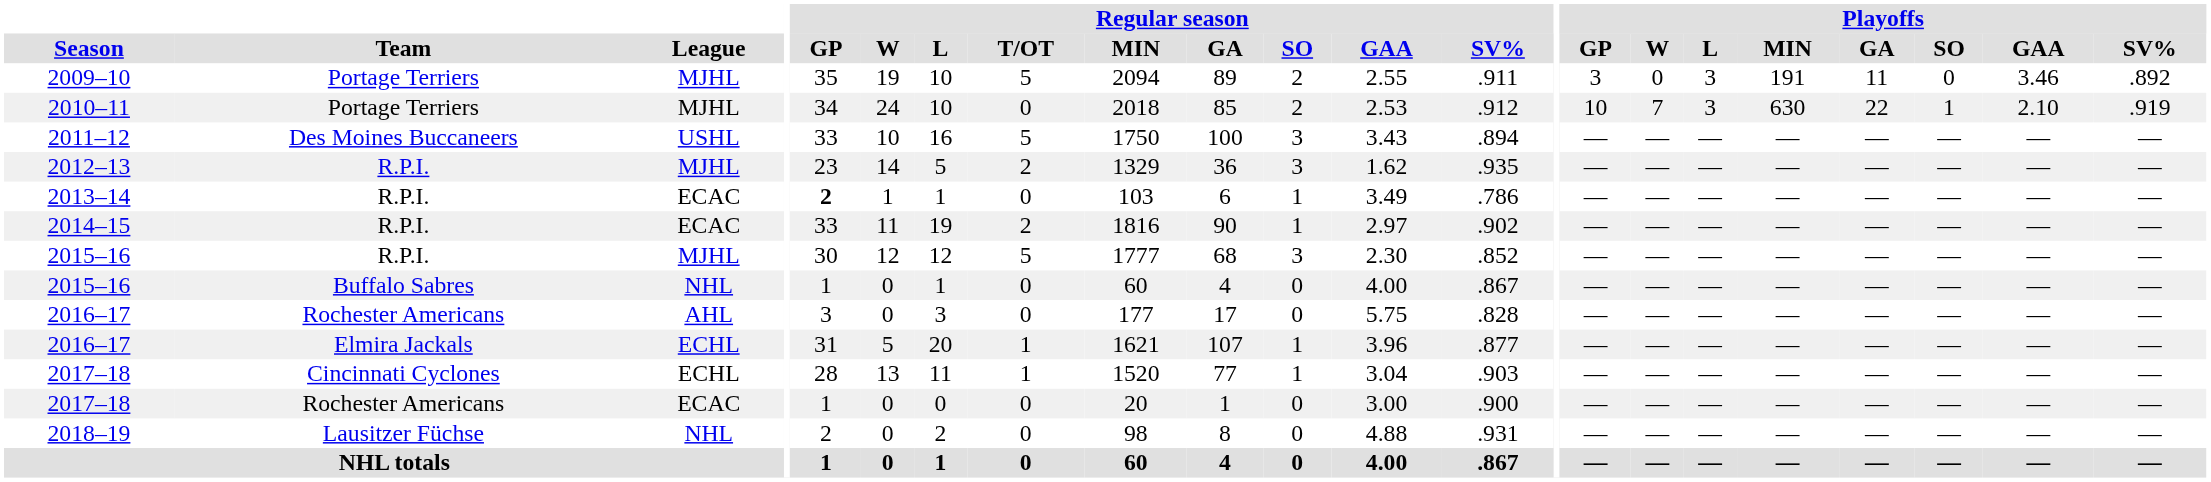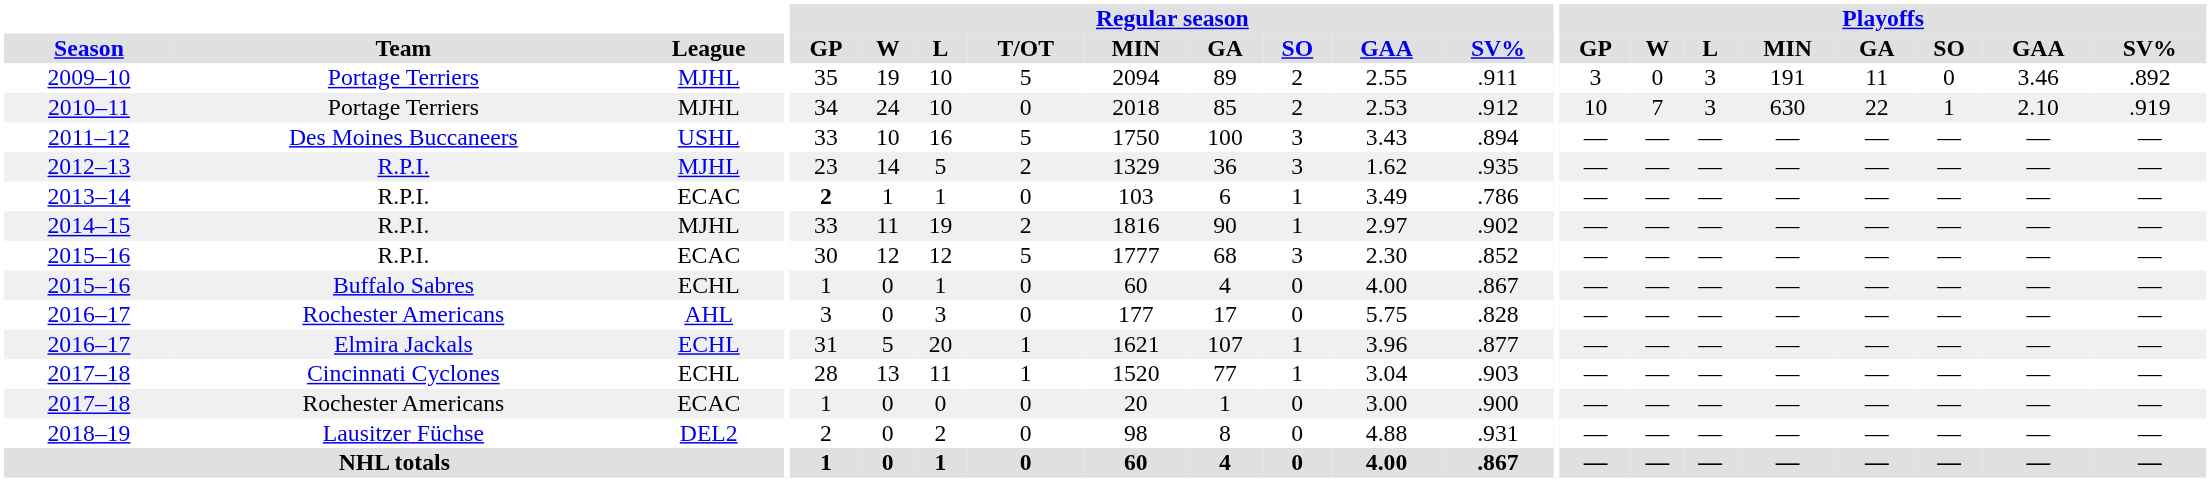(709, 225) ECAC -> (709, 225) MJHL
(709, 255) MJHL -> (709, 255) ECAC
(709, 284) NHL -> (709, 284) ECHL
(709, 432) NHL -> (709, 432) DEL2
